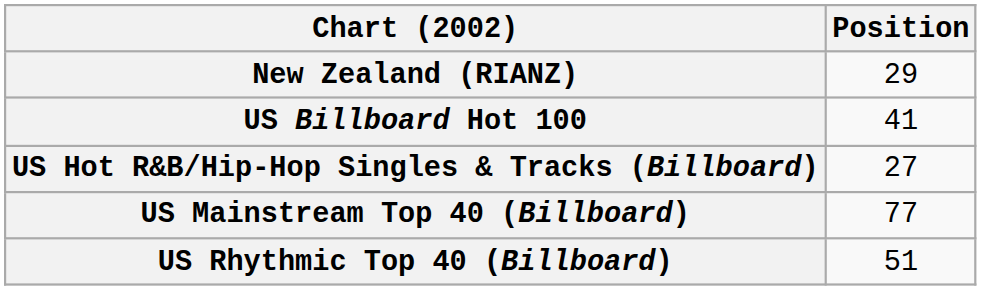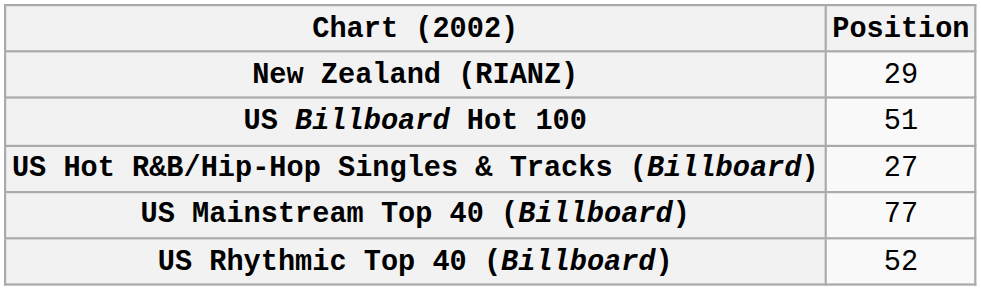(901, 122) 41 -> (901, 122) 51
(901, 261) 51 -> (901, 261) 52
